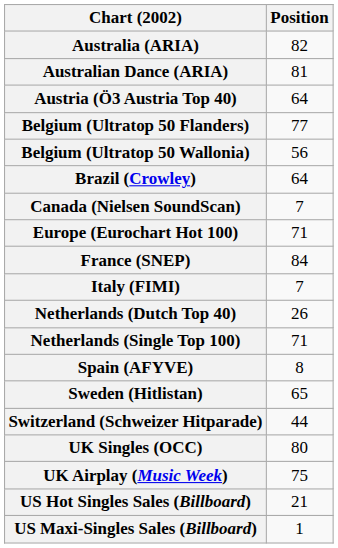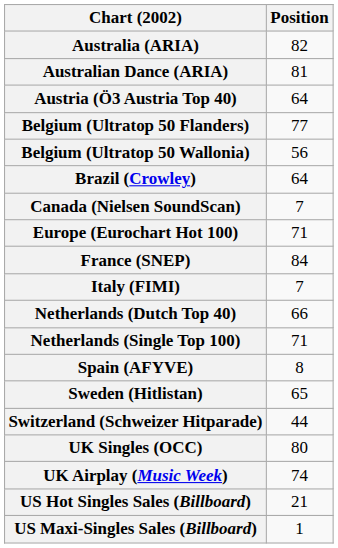(300, 313) 26 -> (300, 313) 66
(300, 475) 75 -> (300, 475) 74
